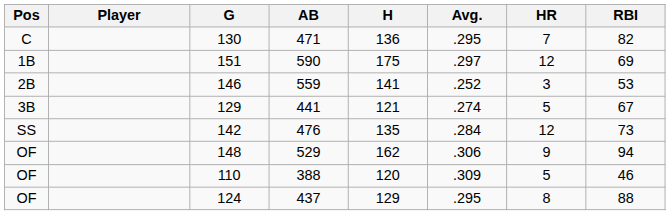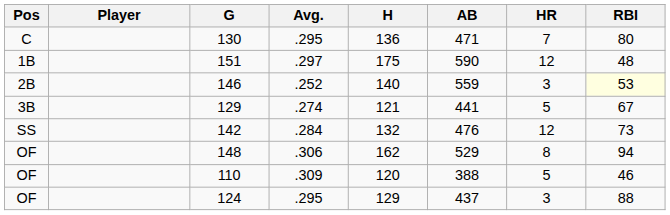columns swapped: (308, 15) <-> (467, 15)
(626, 38) 82 -> (626, 38) 80
(626, 61) 69 -> (626, 61) 48
(388, 84) 141 -> (388, 84) 140
(626, 84) no background -> (626, 84) lightyellow background
(388, 130) 135 -> (388, 130) 132
(546, 152) 9 -> (546, 152) 8
(546, 198) 8 -> (546, 198) 3
